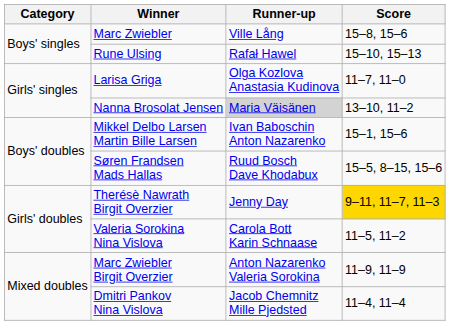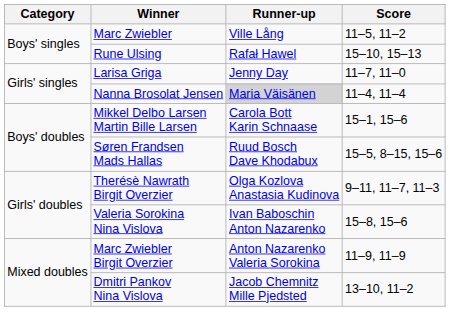(376, 34) 15–8, 15–6 -> (375, 34) 11–5, 11–2
(284, 80) Olga Kozlova Anastasia Kudinova -> (258, 73) Jenny Day
(379, 107) 13–10, 11–2 -> (375, 93) 11–4, 11–4
(277, 134) Ivan Baboschin Anton Nazarenko -> (273, 120) Carola Bott Karin Schnaase
(258, 202) Jenny Day -> (284, 188) Olga Kozlova Anastasia Kudinova
(392, 202) gold background -> (392, 188) no background
(273, 235) Carola Bott Karin Schnaase -> (277, 221) Ivan Baboschin Anton Nazarenko
(375, 235) 11–5, 11–2 -> (376, 221) 15–8, 15–6
(375, 303) 11–4, 11–4 -> (379, 289) 13–10, 11–2
